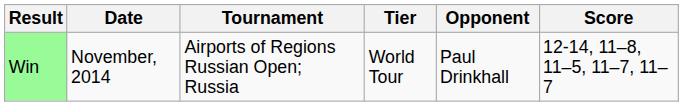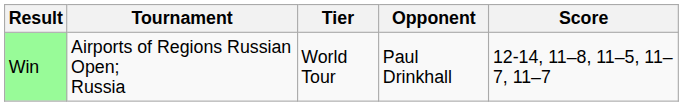- column: (124, 18)
